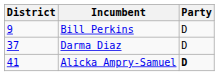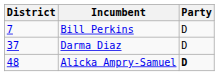(10, 29) 9 -> (10, 29) 7
(13, 62) 41 -> (13, 62) 48
